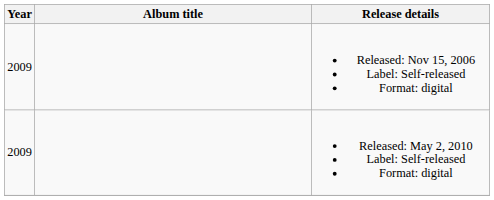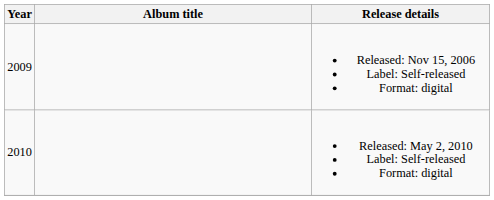(20, 152) 2009 -> (20, 152) 2010
